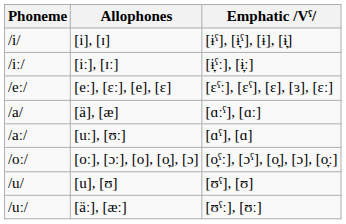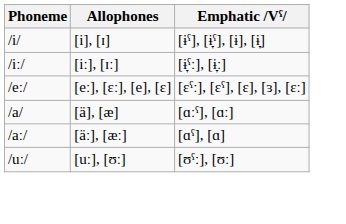(100, 135) [uː], [ʊː] -> (101, 135) [äː], [æː]
- row: (18, 159)
- row: (16, 183)
(101, 207) [äː], [æː] -> (100, 159) [uː], [ʊː]
